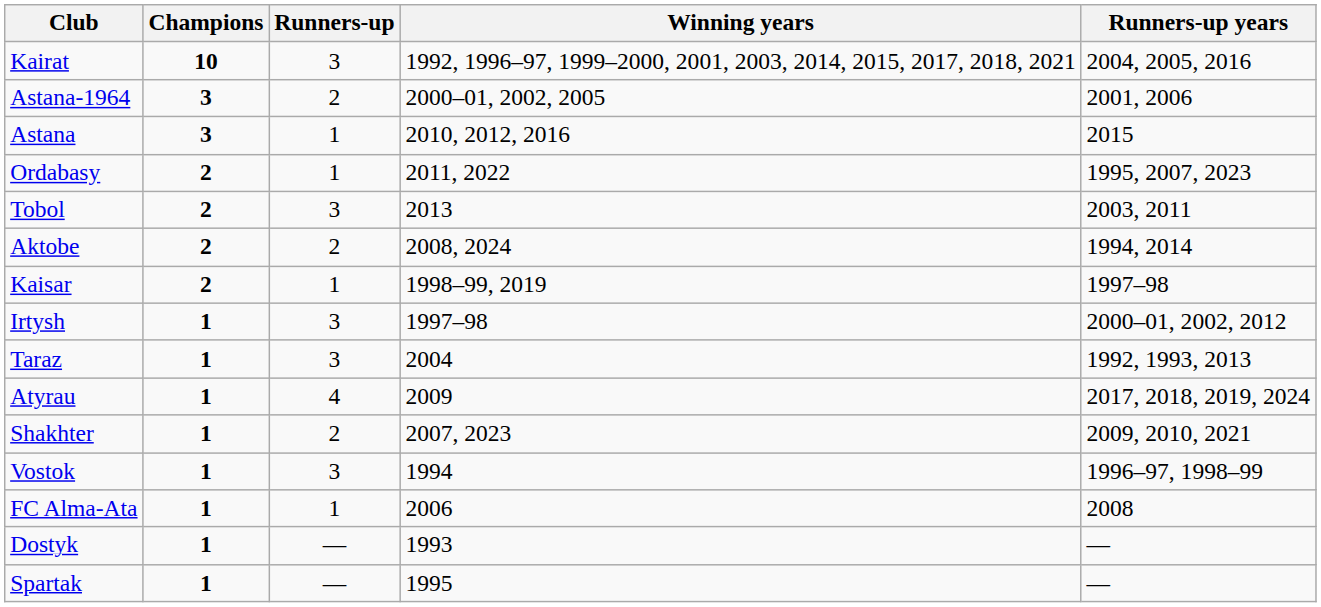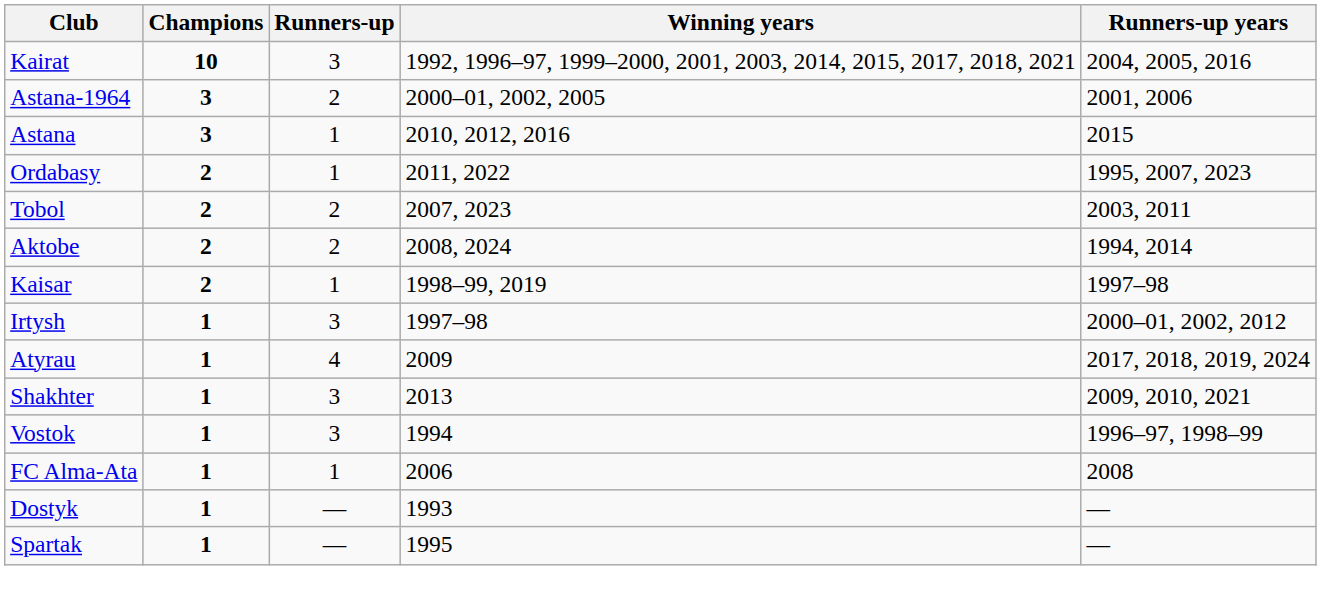(334, 209) 3 -> (334, 209) 2
(429, 209) 2013 -> (458, 209) 2007, 2023
- row: (36, 358)
(334, 433) 2 -> (334, 396) 3
(458, 433) 2007, 2023 -> (429, 396) 2013
